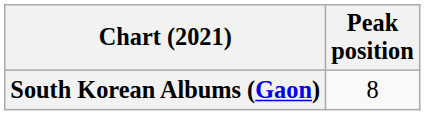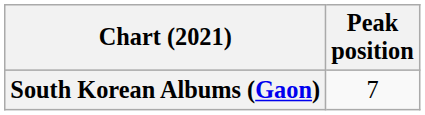(373, 89) 8 -> (373, 89) 7
